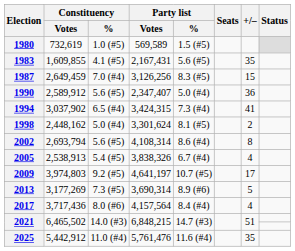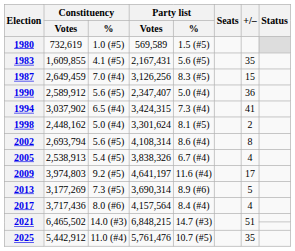(194, 173) 10.7 (#5) -> (194, 173) 11.6 (#4)
(194, 237) 11.6 (#4) -> (194, 237) 10.7 (#5)
